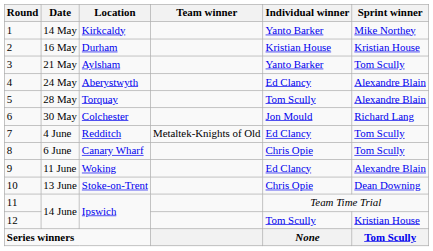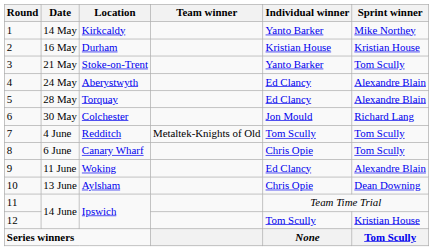(101, 64) Aylsham -> (115, 64) Stoke-on-Trent
(291, 99) Tom Scully -> (288, 99) Ed Clancy
(288, 133) Ed Clancy -> (291, 133) Tom Scully
(115, 185) Stoke-on-Trent -> (101, 185) Aylsham
